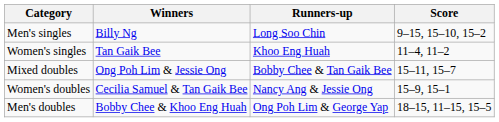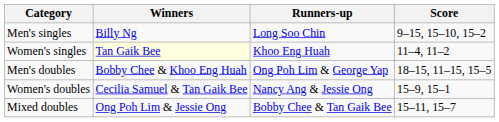(128, 51) no background -> (128, 51) lightyellow background
rows swapped: (41, 107) <-> (42, 70)
